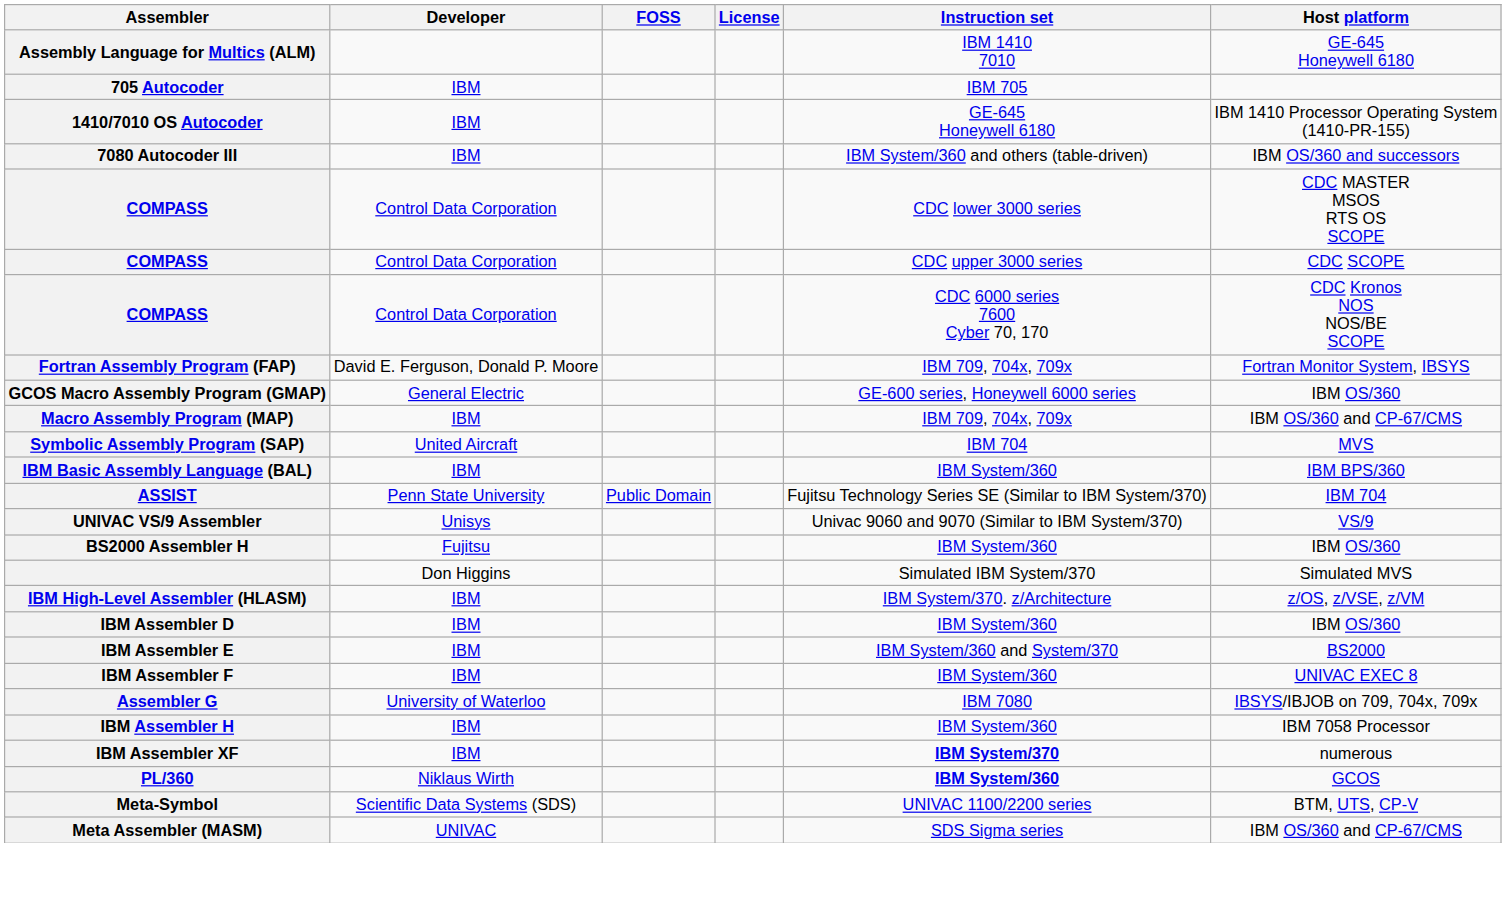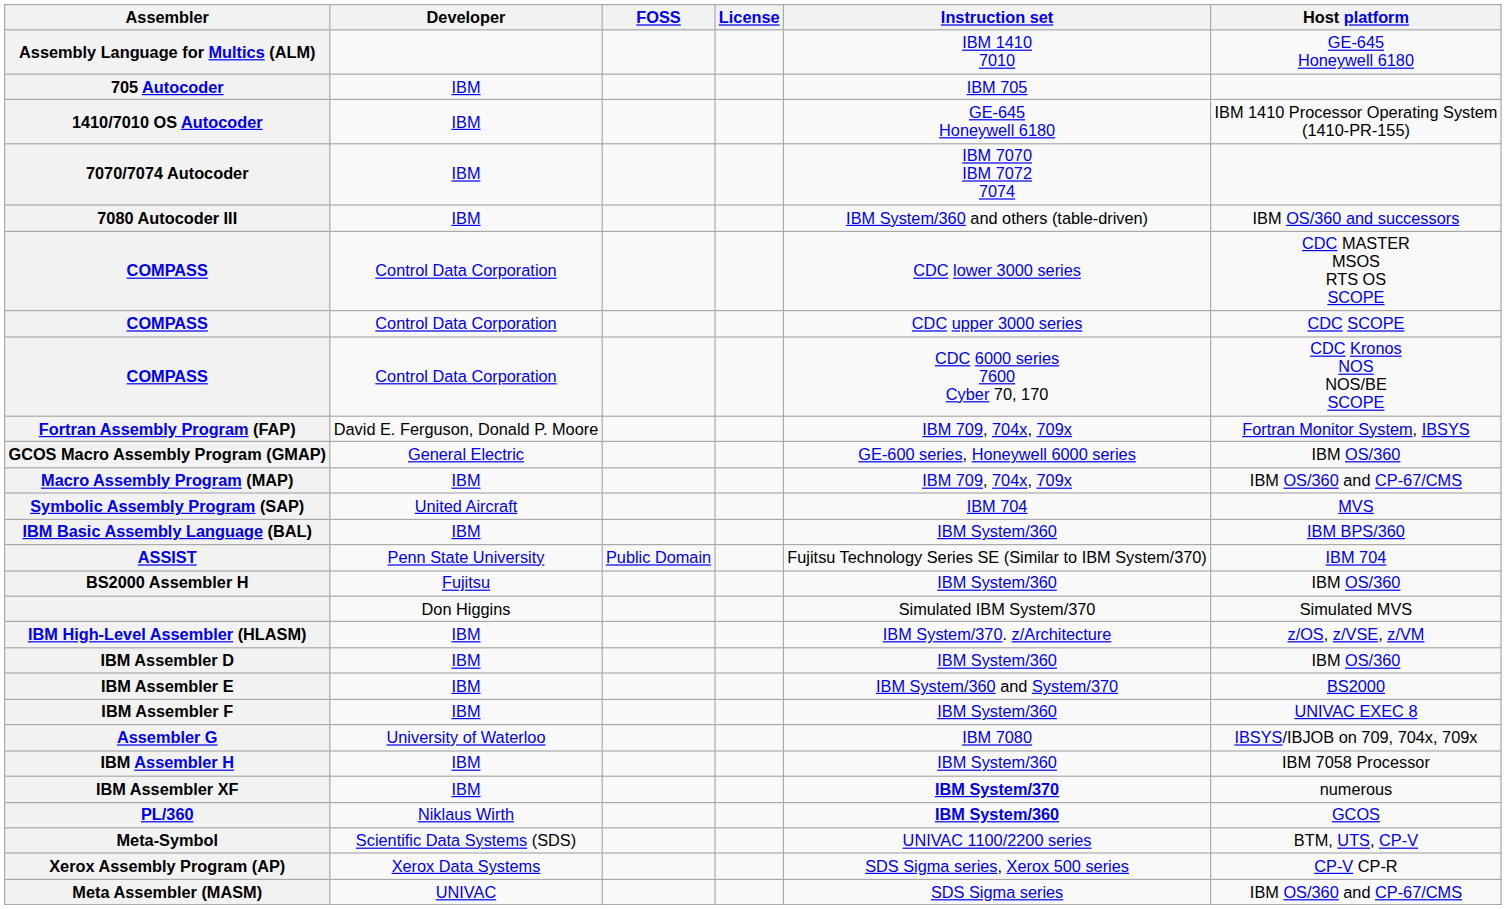+ row: (167, 174)
- row: (167, 521)
+ row: (167, 866)
